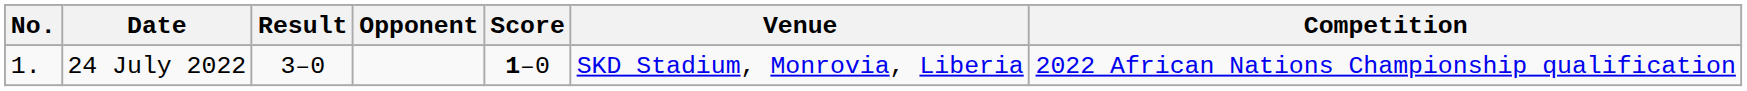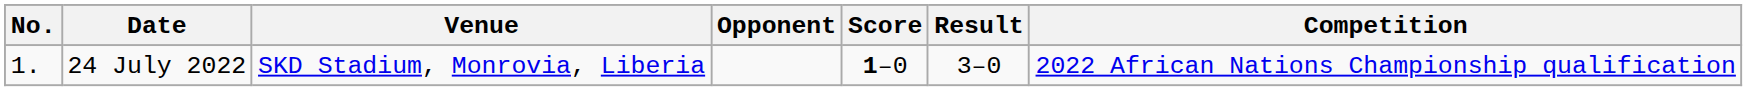columns swapped: (800, 25) <-> (303, 25)
